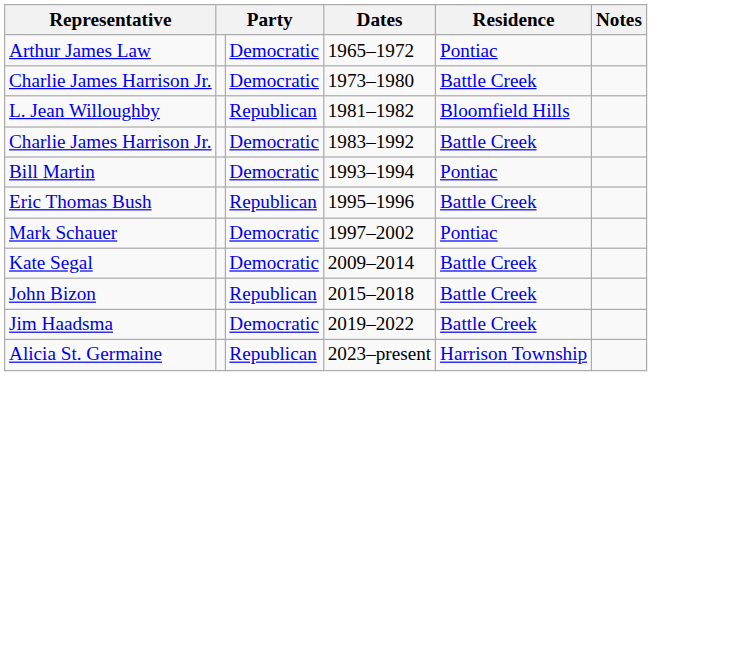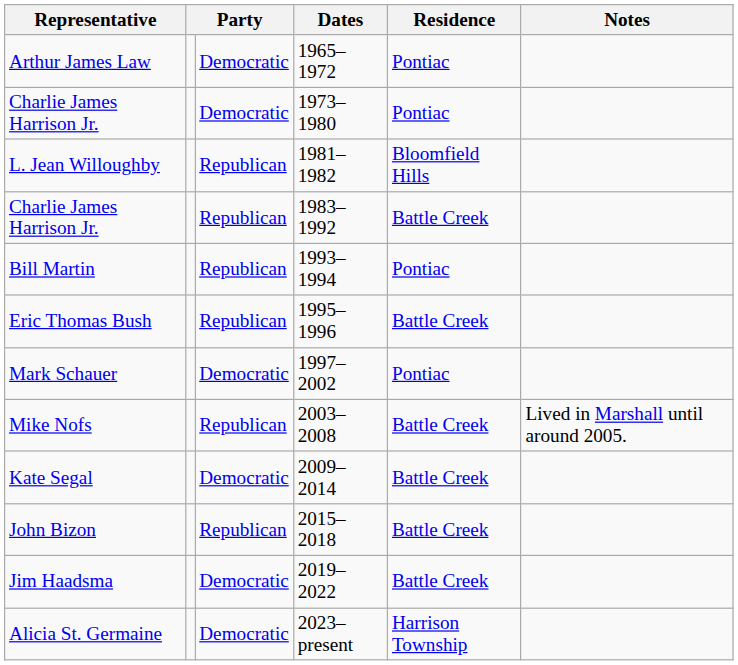(488, 80) Battle Creek -> (421, 113) Pontiac
(274, 141) Democratic -> (243, 217) Republican
(274, 171) Democratic -> (243, 269) Republican
+ row: (50, 425)
(273, 354) Republican -> (244, 633) Democratic
